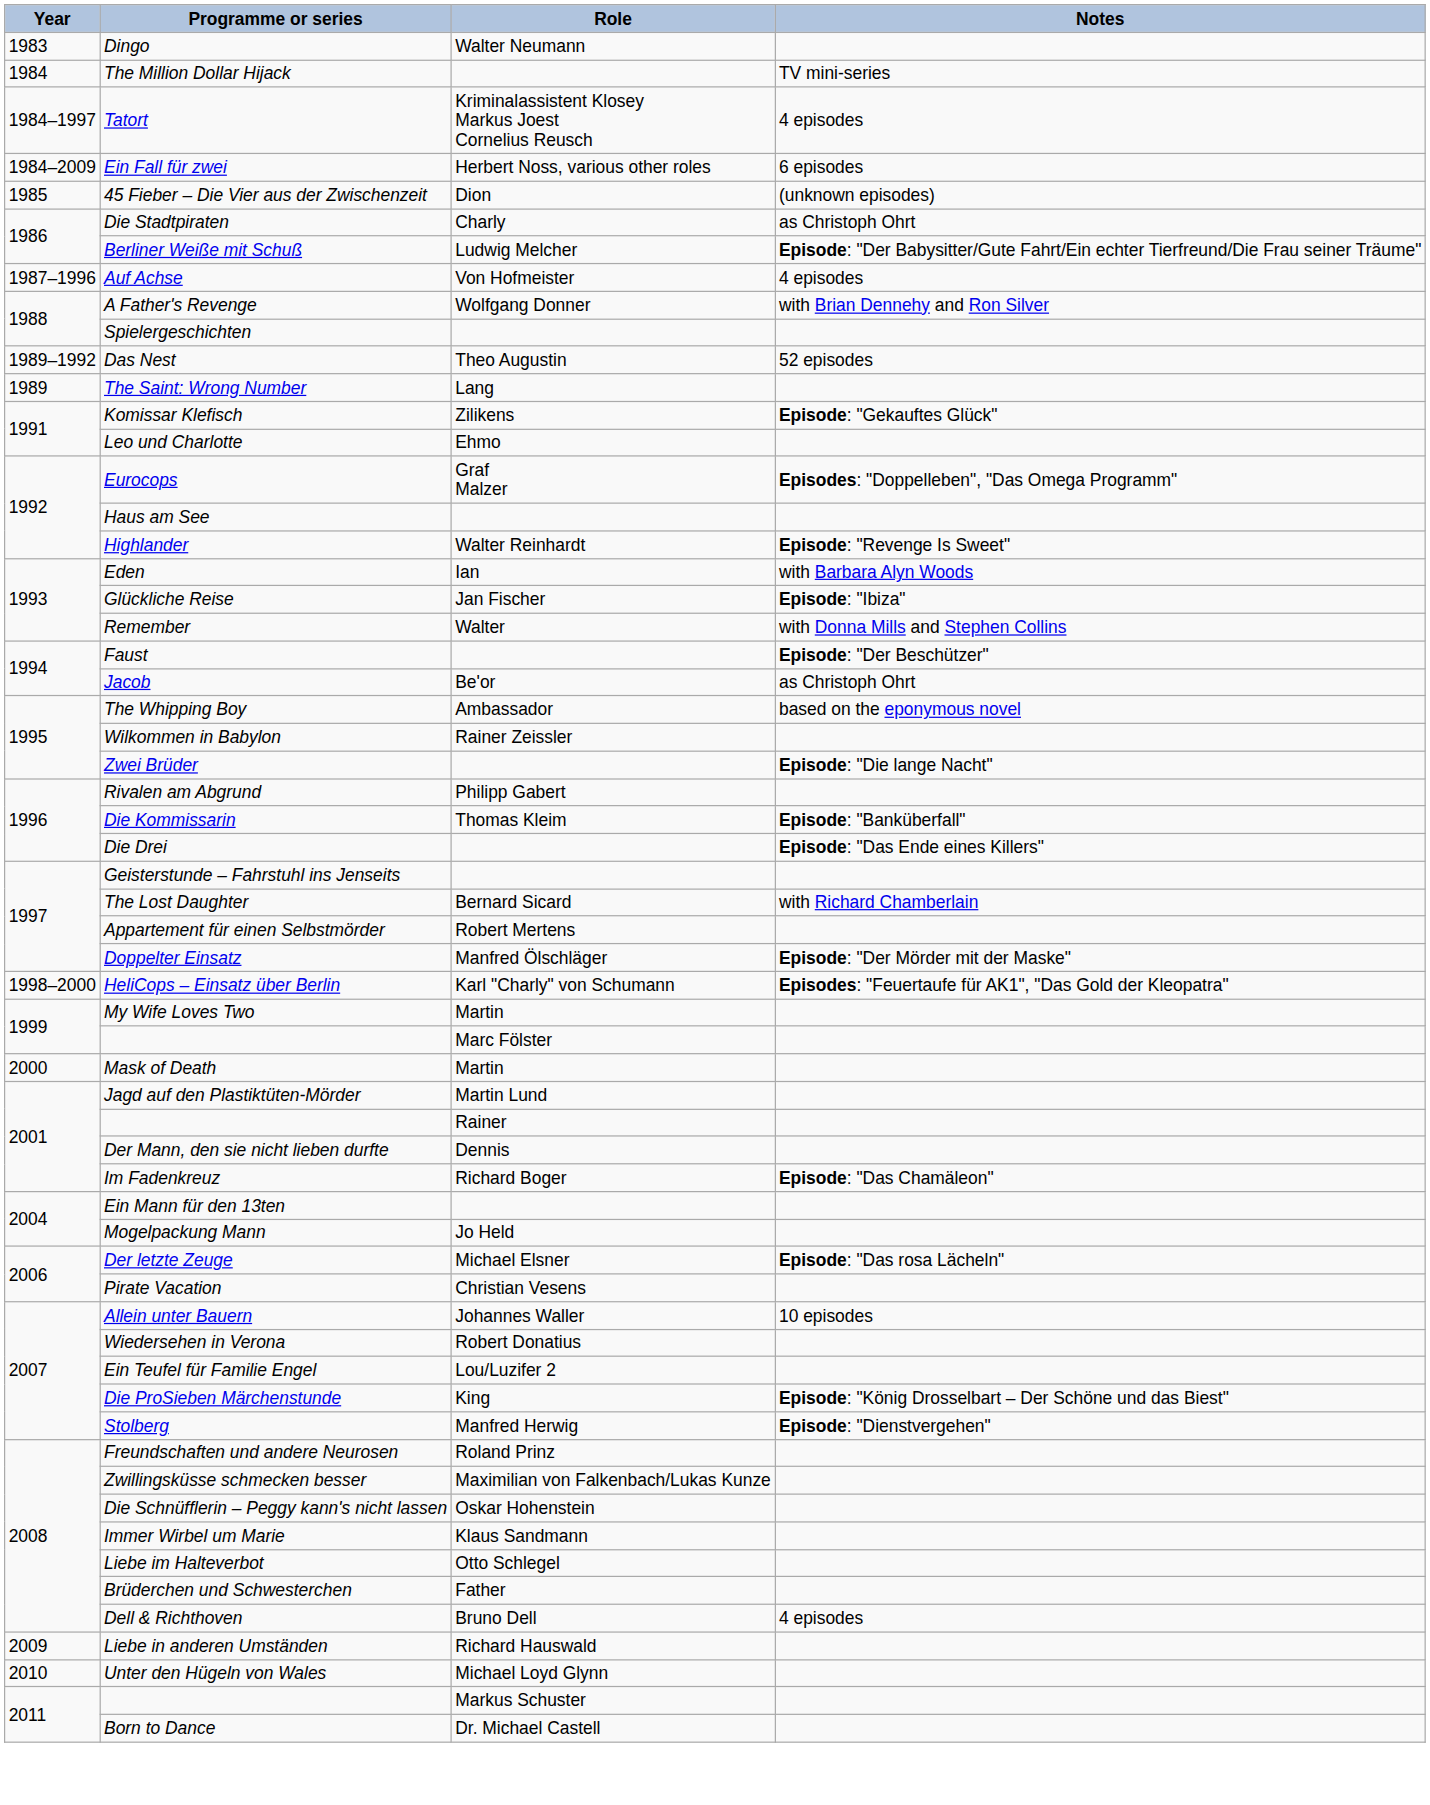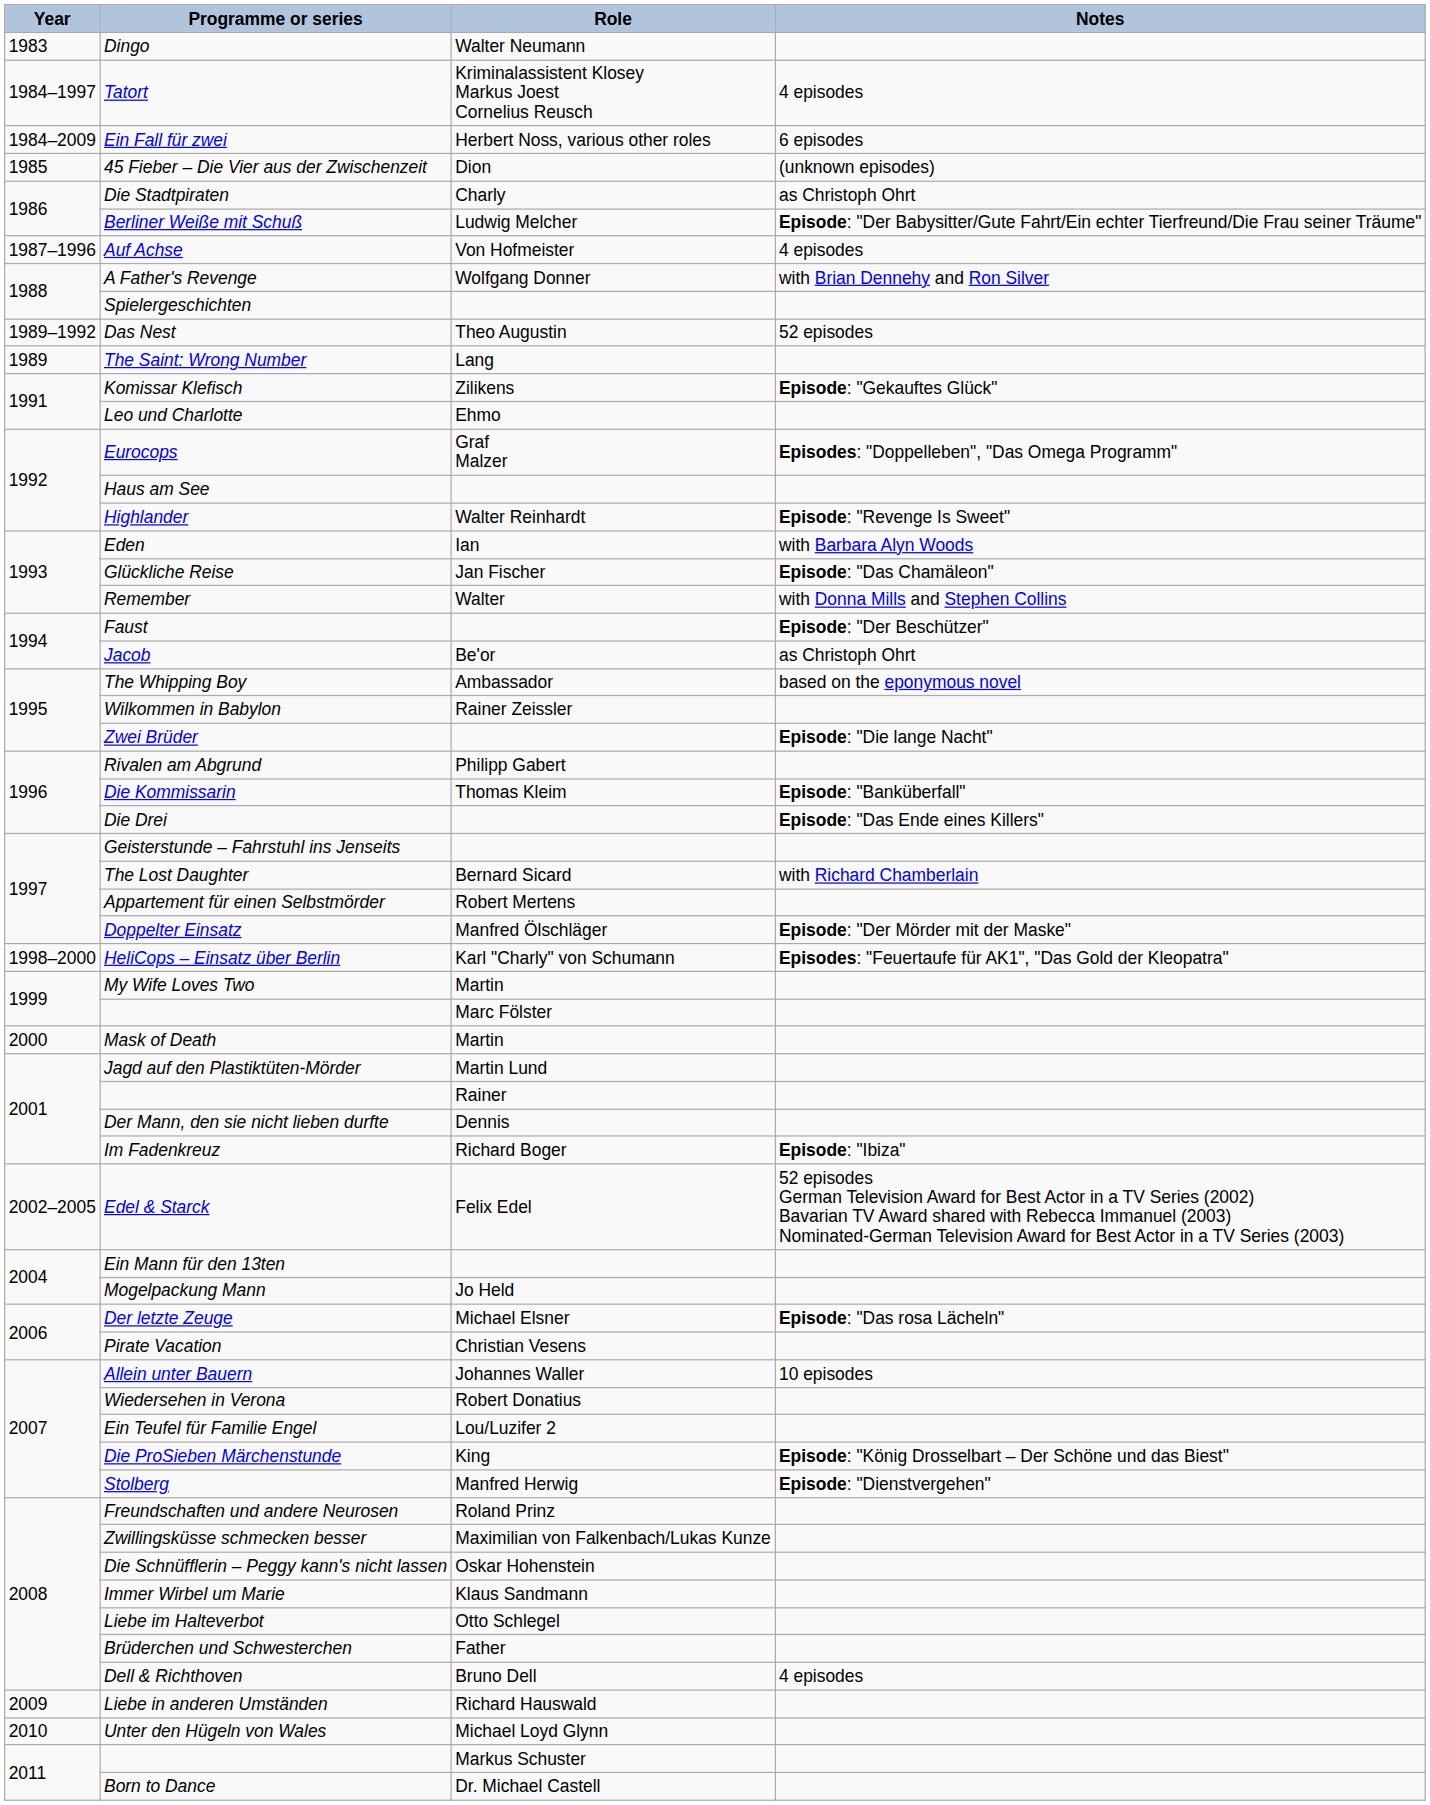- row: (197, 74)
(842, 600) Episode: "Ibiza" -> (886, 572) Episode: "Das Chamäleon"
(886, 1178) Episode: "Das Chamäleon" -> (842, 1150) Episode: "Ibiza"
+ row: (157, 1207)
